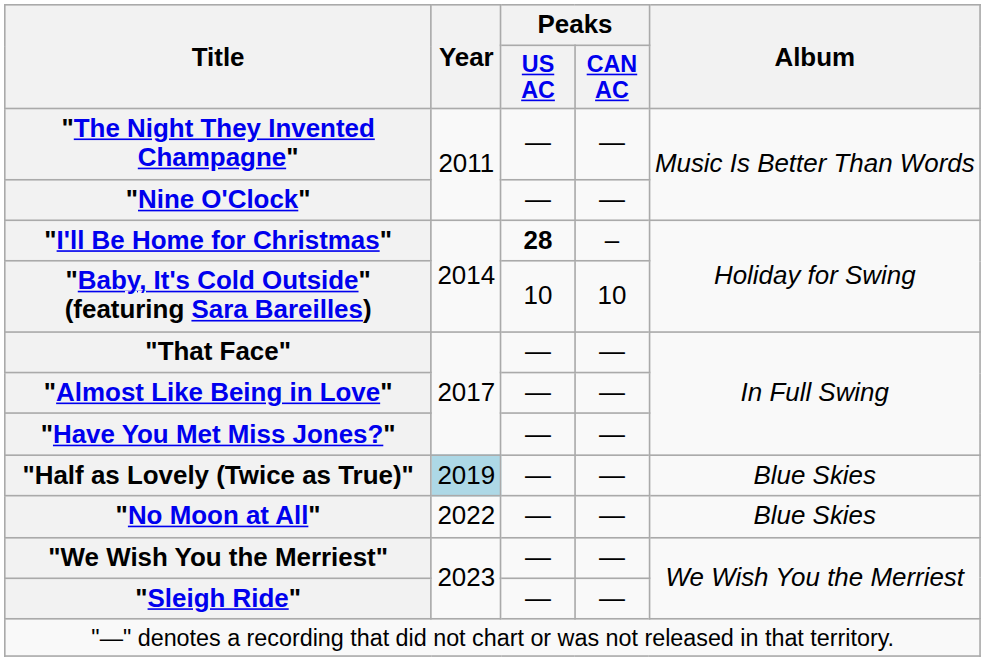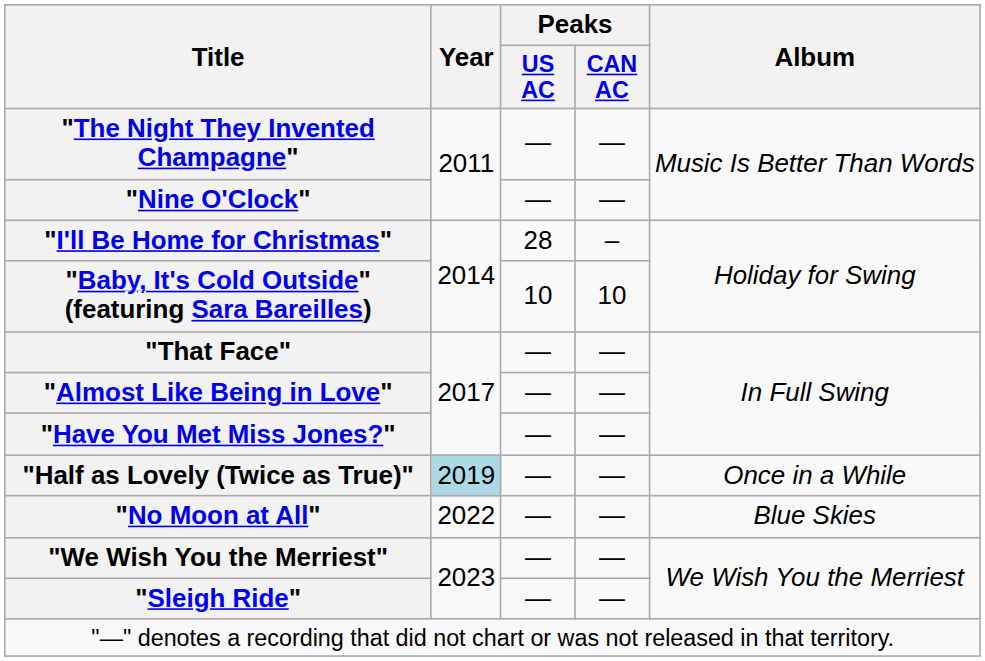(538, 240) bold -> (538, 240) normal
(815, 475) Blue Skies -> (815, 475) Once in a While
